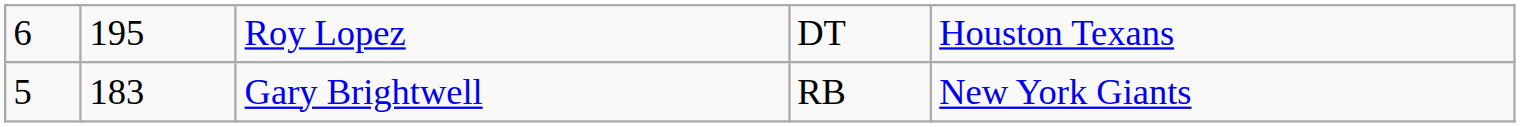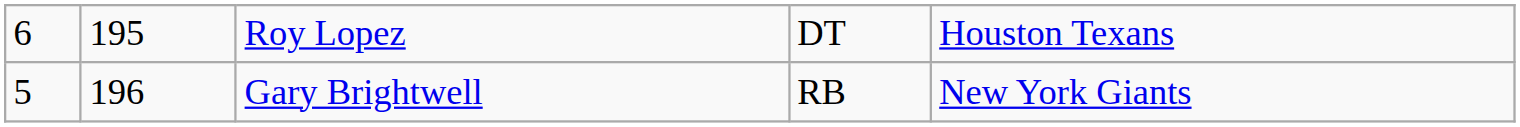(117, 91) 183 -> (117, 91) 196
